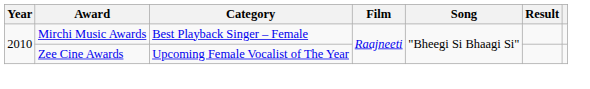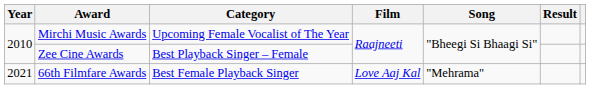(230, 34) Best Playback Singer – Female -> (251, 34) Upcoming Female Vocalist of The Year
(251, 53) Upcoming Female Vocalist of The Year -> (230, 53) Best Playback Singer – Female
+ row: (92, 73)
